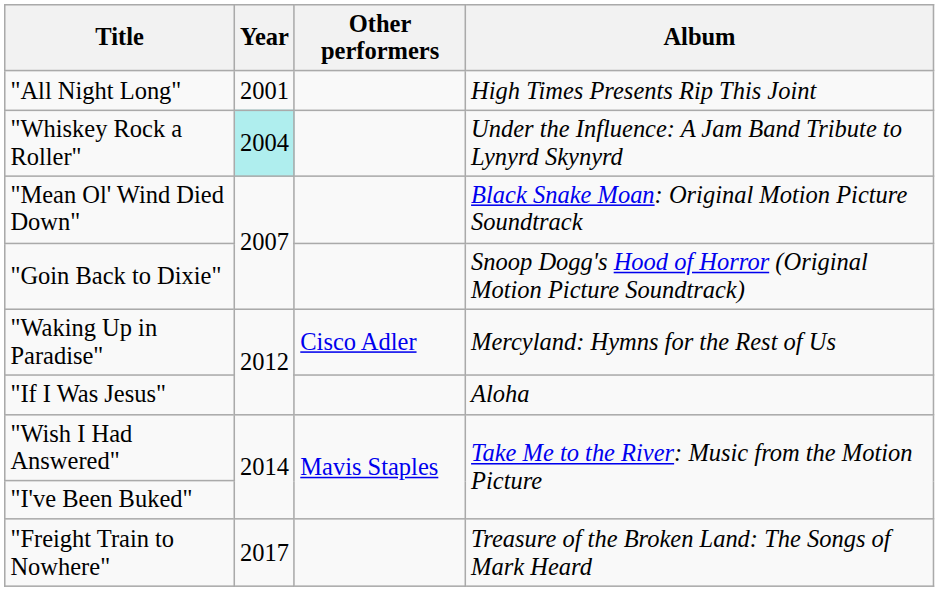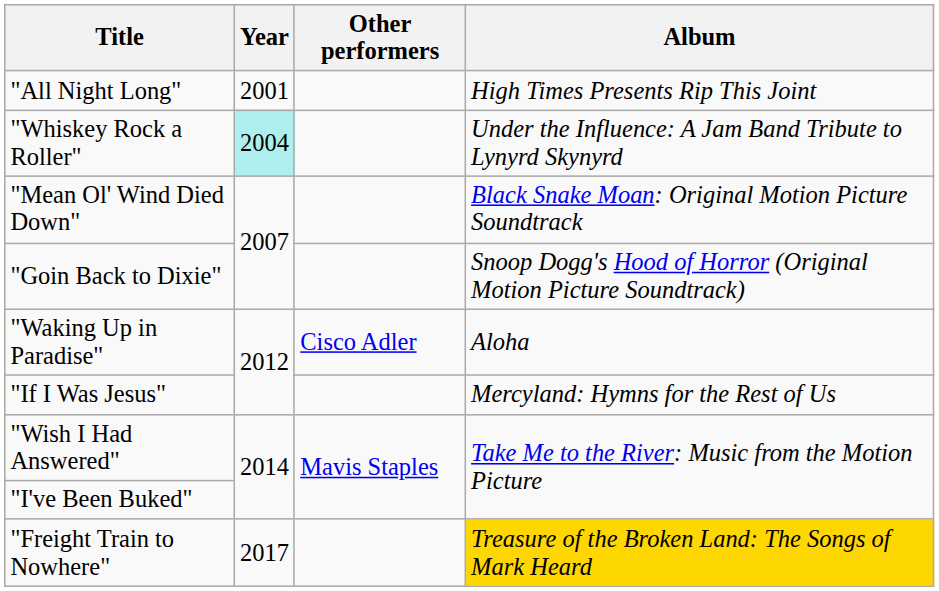(654, 341) Mercyland: Hymns for the Rest of Us -> (500, 341) Aloha
(500, 394) Aloha -> (654, 394) Mercyland: Hymns for the Rest of Us
(681, 552) no background -> (681, 552) gold background
